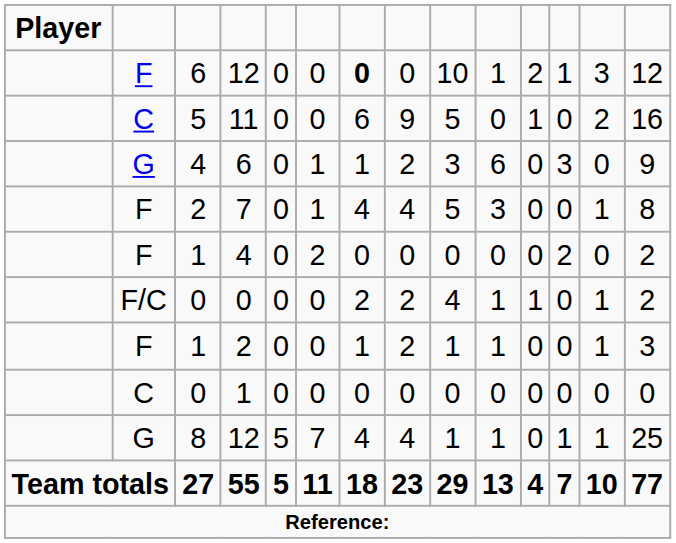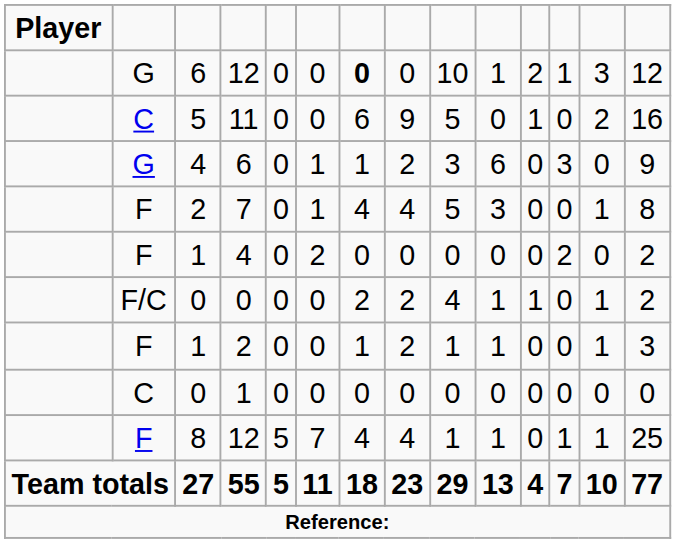(144, 73) F -> (144, 73) G
(144, 437) G -> (144, 437) F
